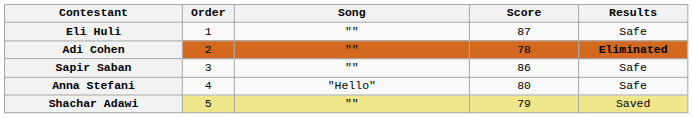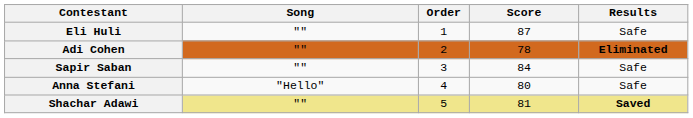columns swapped: (208, 14) <-> (352, 14)
(524, 68) 86 -> (524, 68) 84
(524, 104) 79 -> (524, 104) 81
(633, 104) normal -> (633, 104) bold
